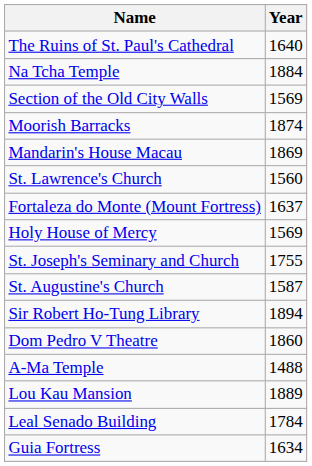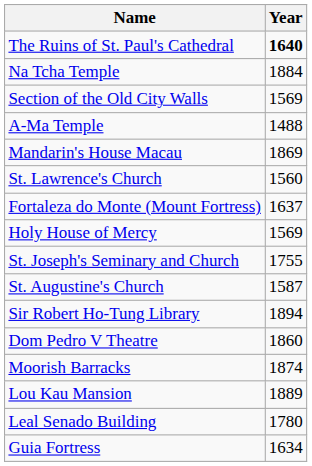(286, 44) normal -> (286, 44) bold
rows swapped: (56, 367) <-> (69, 125)
(286, 421) 1784 -> (286, 421) 1780
